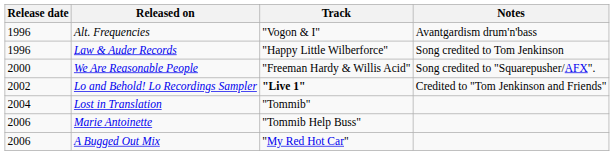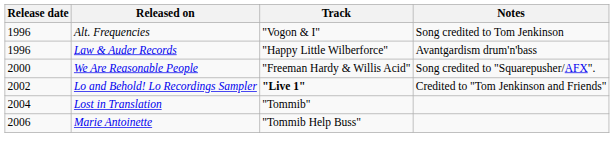(476, 31) Avantgardism drum'n'bass -> (490, 31) Song credited to Tom Jenkinson
(490, 50) Song credited to Tom Jenkinson -> (476, 50) Avantgardism drum'n'bass
- row: (117, 141)
